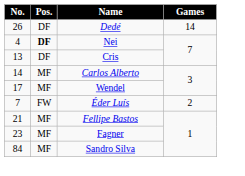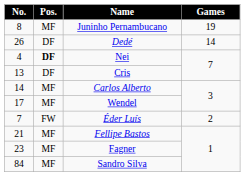+ row: (122, 27)
